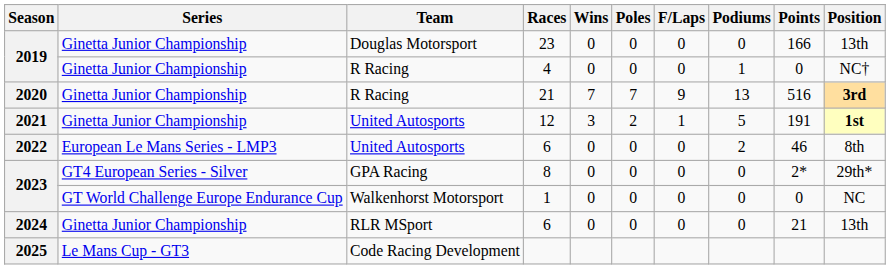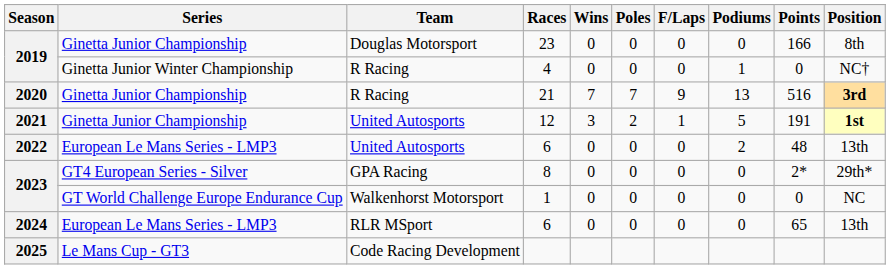(854, 43) 13th -> (854, 43) 8th
(154, 69) Ginetta Junior Championship -> (177, 69) Ginetta Junior Winter Championship
(799, 147) 46 -> (799, 147) 48
(854, 147) 8th -> (854, 147) 13th
(154, 224) Ginetta Junior Championship -> (169, 224) European Le Mans Series - LMP3
(799, 224) 21 -> (799, 224) 65
